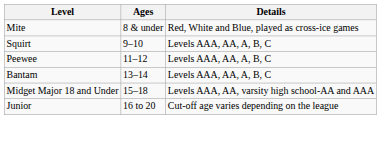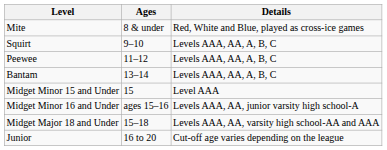+ row: (63, 91)
+ row: (63, 106)
